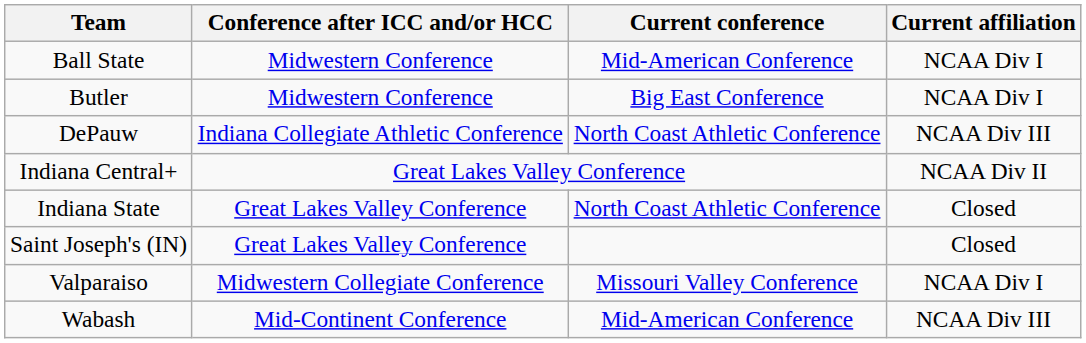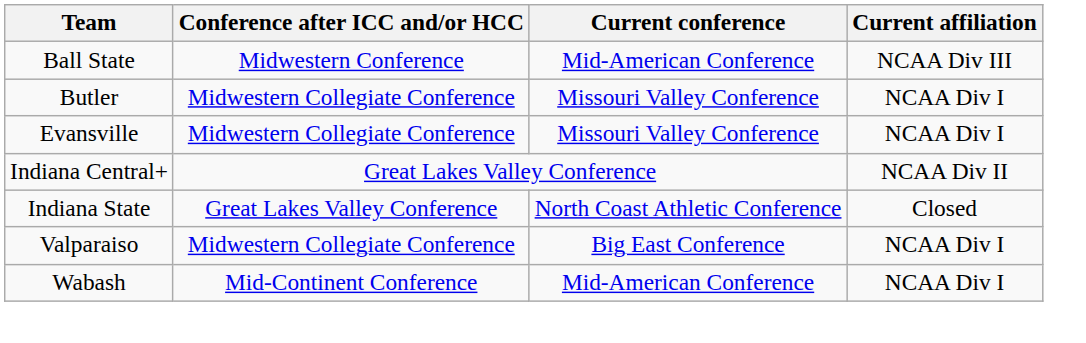(983, 60) NCAA Div I -> (944, 60) NCAA Div III
(380, 97) Midwestern Conference -> (351, 97) Midwestern Collegiate Conference
(727, 97) Big East Conference -> (688, 97) Missouri Valley Conference
- row: (99, 134)
+ row: (89, 134)
- row: (99, 245)
(727, 282) Missouri Valley Conference -> (688, 245) Big East Conference
(983, 319) NCAA Div III -> (944, 282) NCAA Div I
